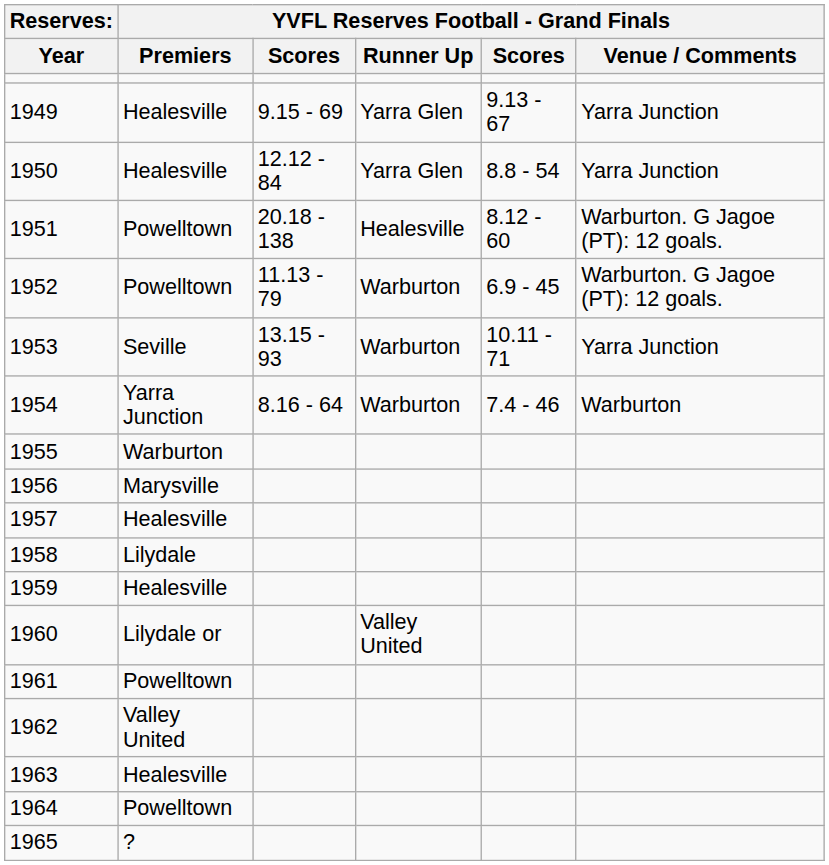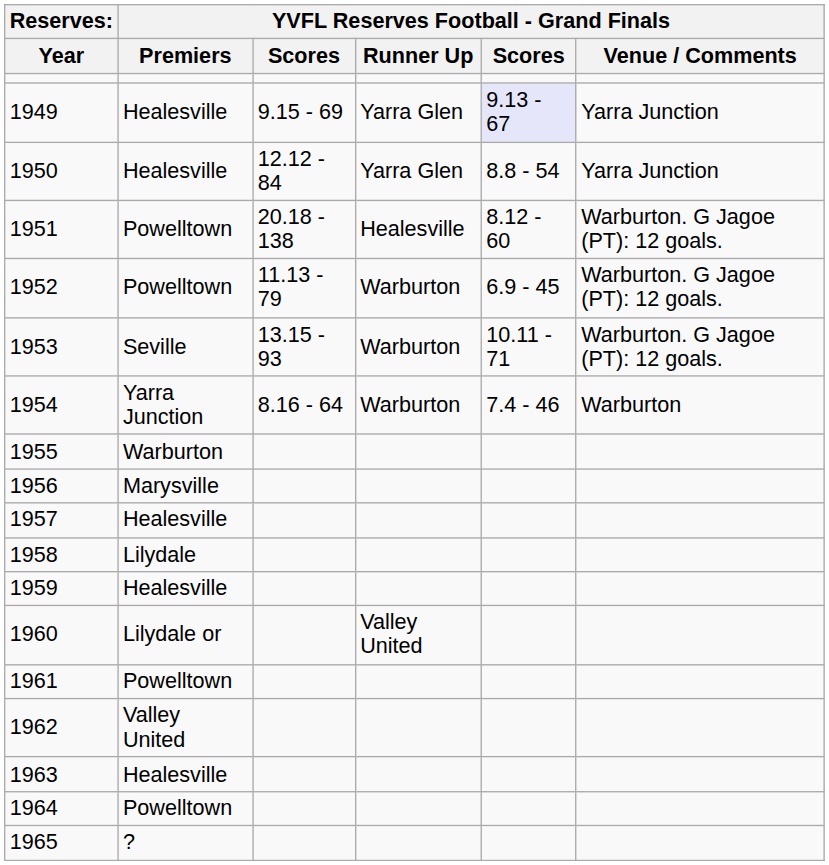(514, 112) no background -> (514, 112) lavender background
(650, 346) Yarra Junction -> (678, 346) Warburton. G Jagoe (PT): 12 goals.
